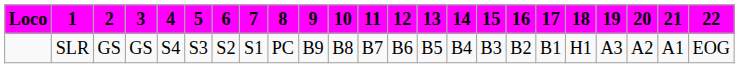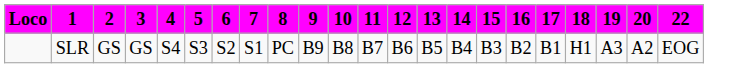- column: (673, 18)
